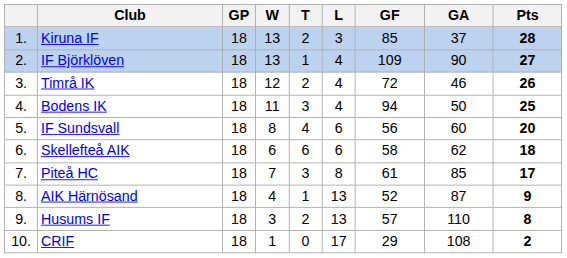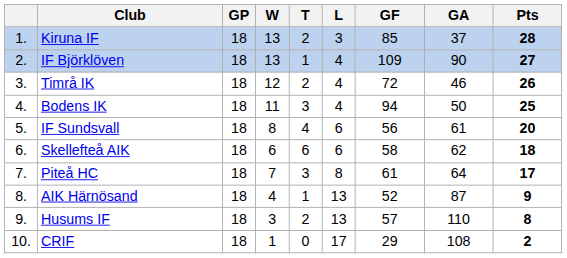(459, 128) 60 -> (459, 128) 61
(459, 173) 85 -> (459, 173) 64
